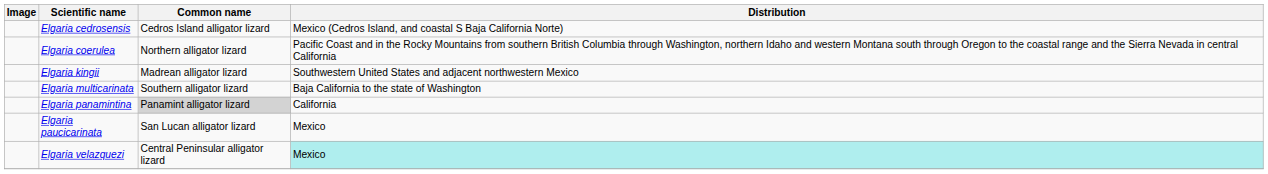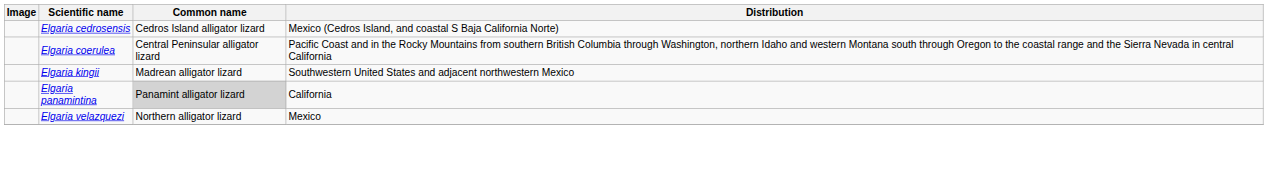(193, 50) Northern alligator lizard -> (197, 50) Central Peninsular alligator lizard
- row: (87, 89)
- row: (71, 127)
(202, 155) Central Peninsular alligator lizard -> (188, 116) Northern alligator lizard
(309, 155) paleturquoise background -> (305, 116) no background
